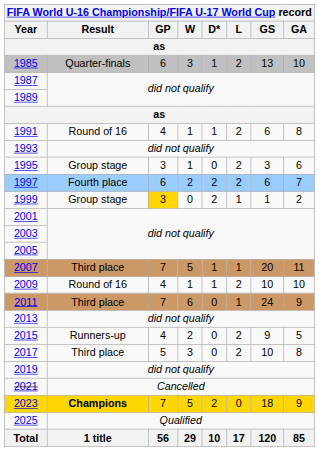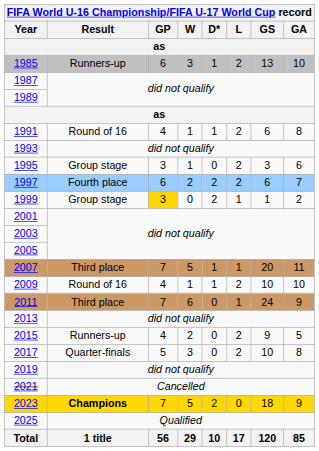(98, 64) Quarter-finals -> (98, 64) Runners-up
(98, 353) Third place -> (98, 353) Quarter-finals
